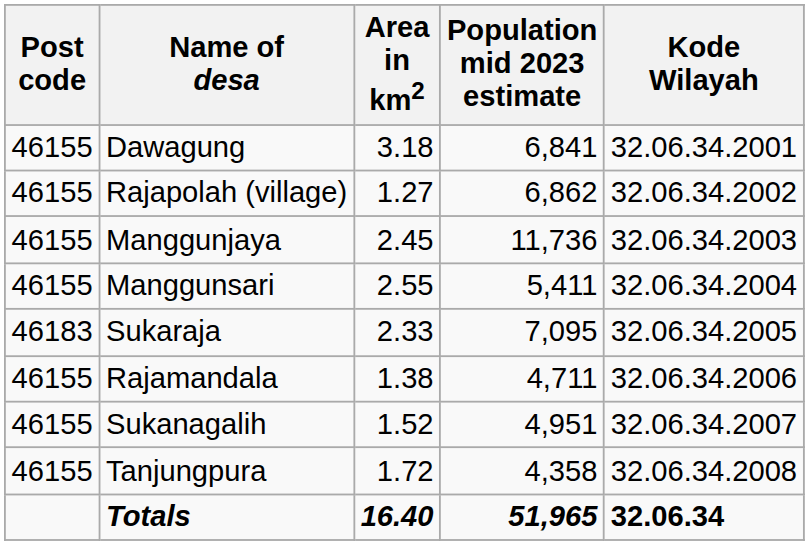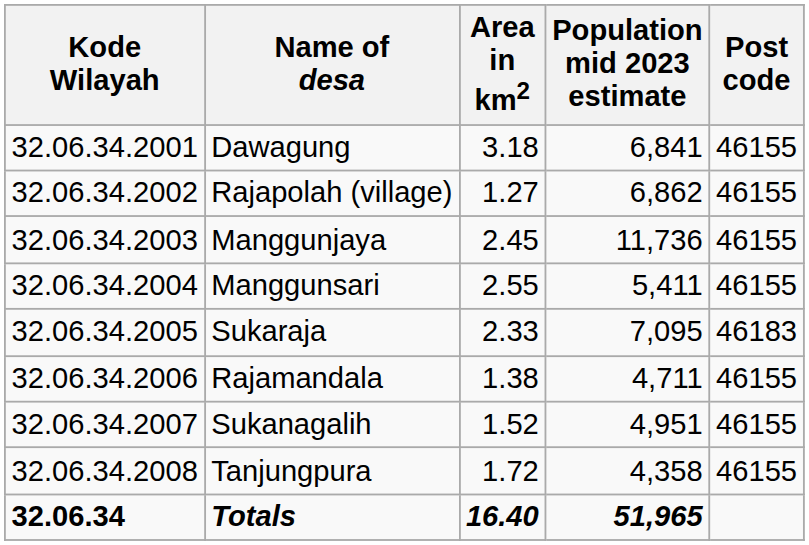columns swapped: (704, 64) <-> (52, 64)
